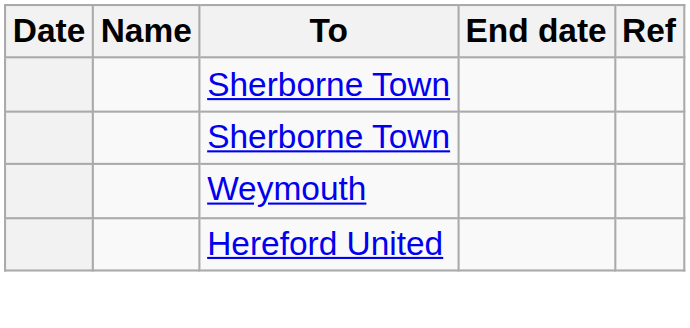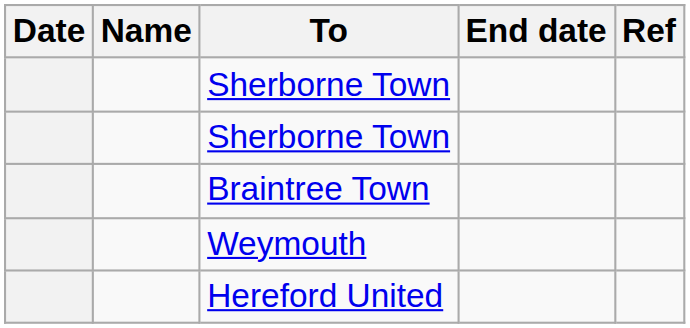+ row: (49, 191)
